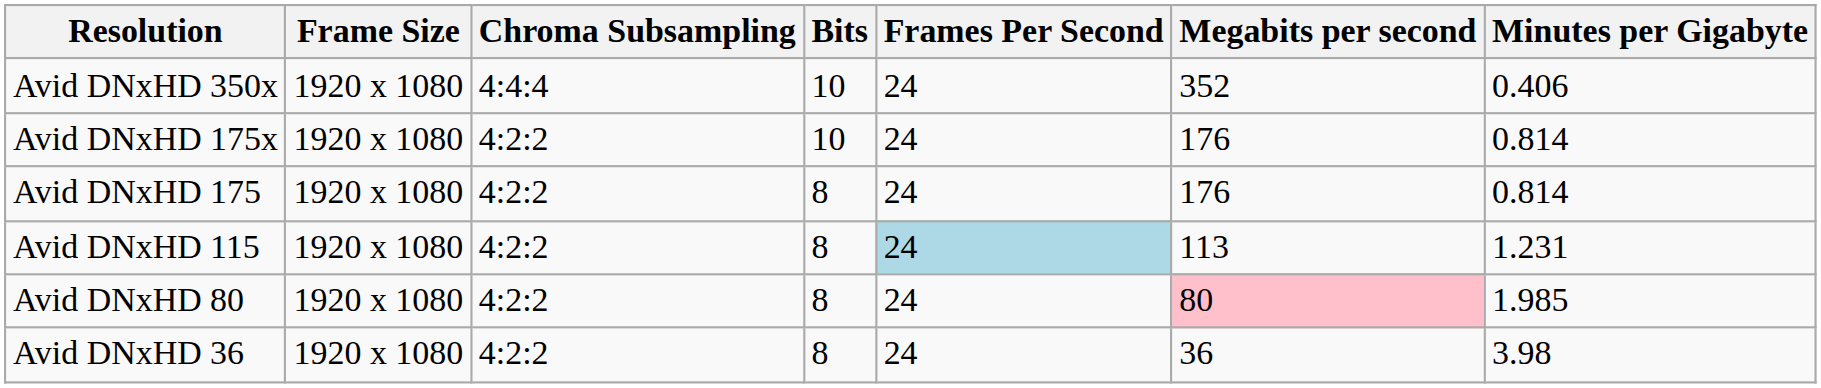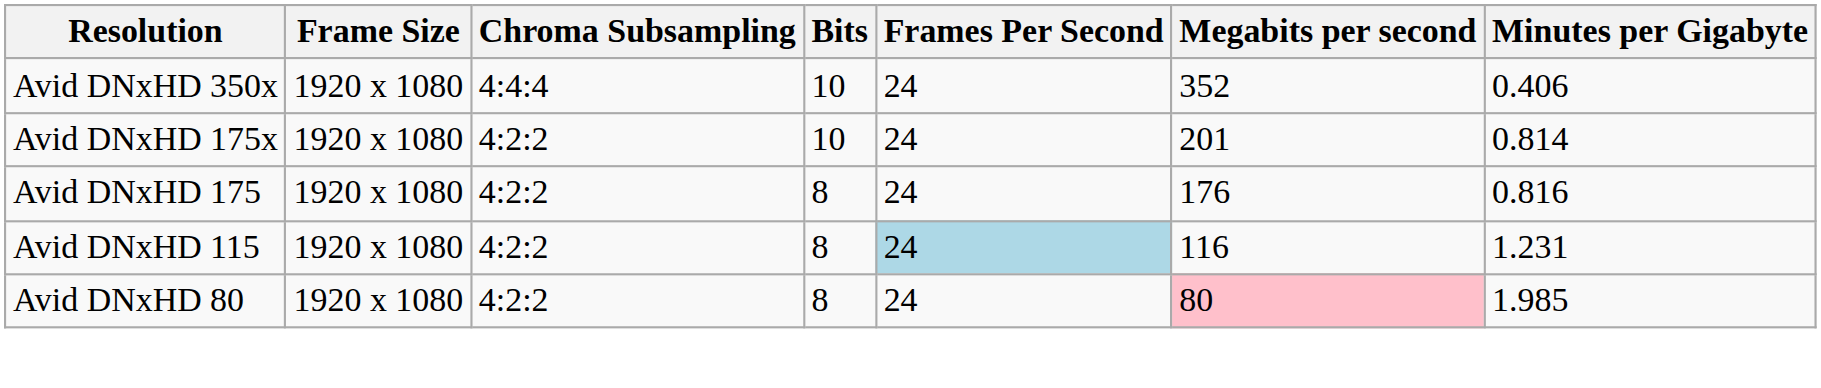(1205, 138) 176 -> (1205, 138) 201
(1530, 192) 0.814 -> (1530, 192) 0.816
(1204, 246) 113 -> (1204, 246) 116
- row: (128, 354)
